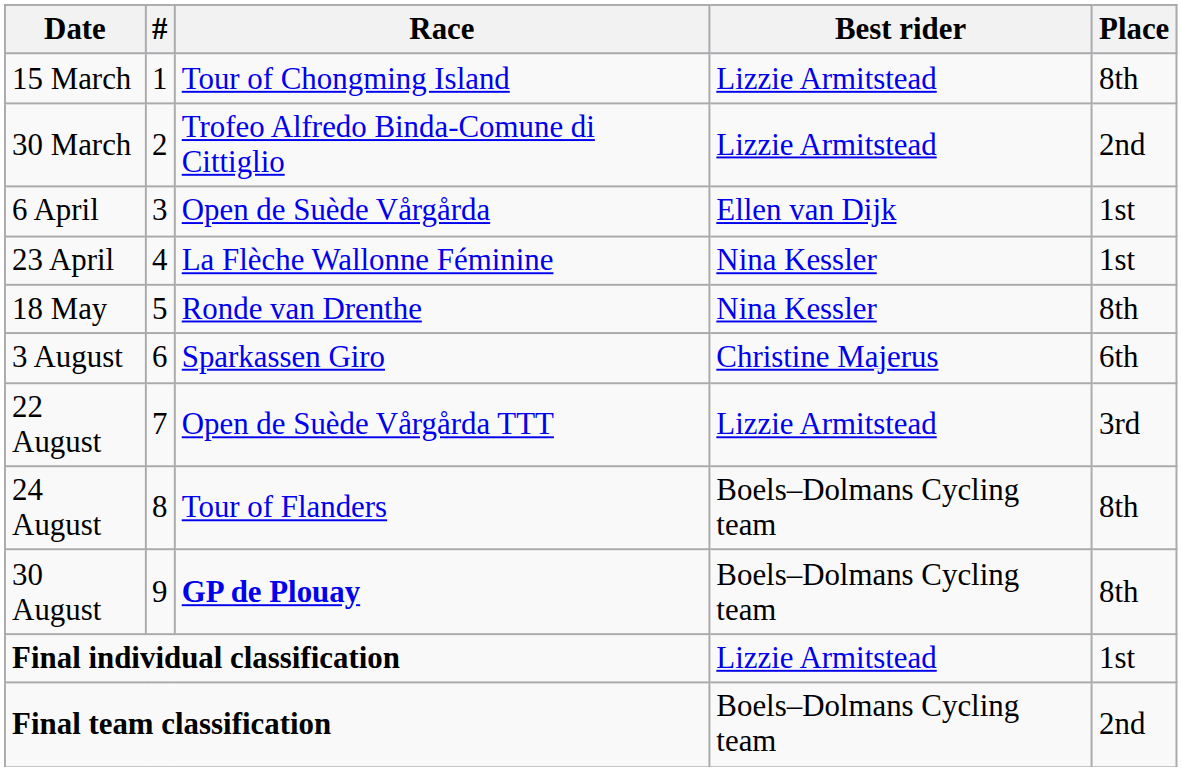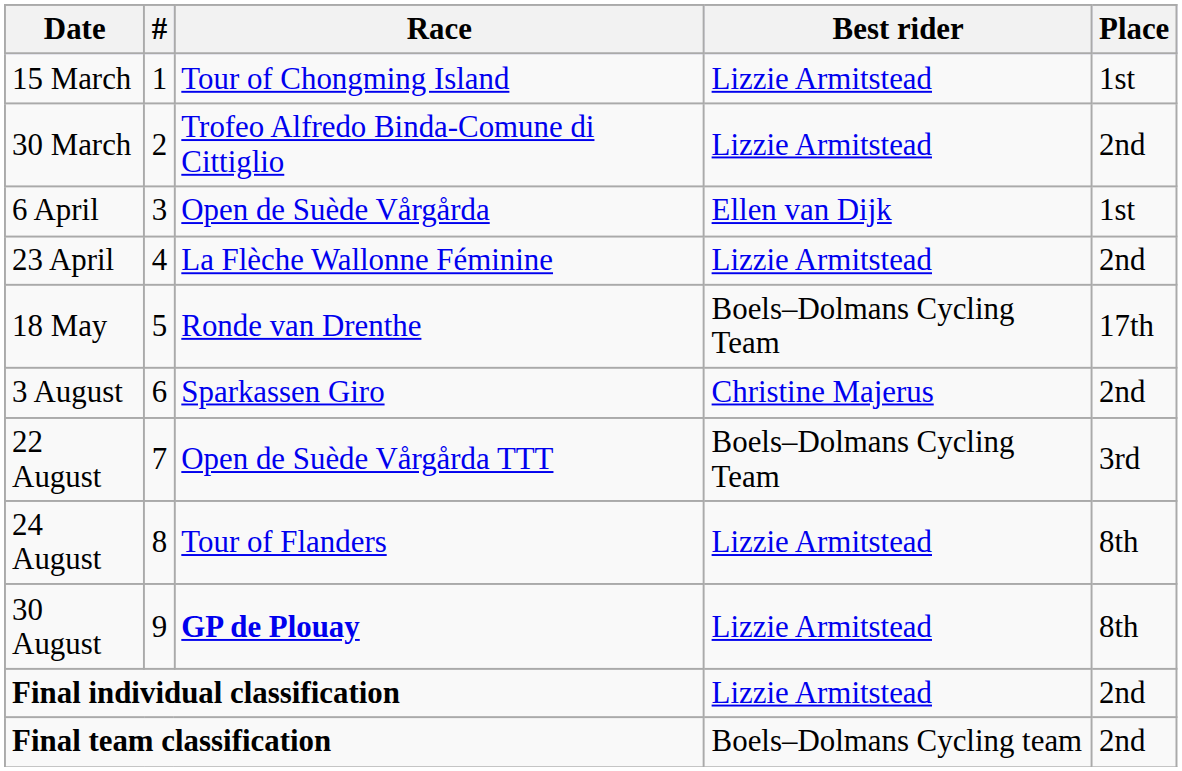(1119, 77) 8th -> (1117, 77) 1st
(797, 259) Nina Kessler -> (822, 259) Lizzie Armitstead
(1117, 259) 1st -> (1122, 259) 2nd
(797, 308) Nina Kessler -> (863, 325) Boels–Dolmans Cycling Team
(1119, 308) 8th -> (1126, 325) 17th
(1119, 357) 6th -> (1122, 392) 2nd
(827, 423) Lizzie Armitstead -> (863, 458) Boels–Dolmans Cycling Team
(868, 507) Boels–Dolmans Cycling team -> (822, 542) Lizzie Armitstead
(868, 591) Boels–Dolmans Cycling team -> (822, 626) Lizzie Armitstead
(1117, 657) 1st -> (1122, 692) 2nd
